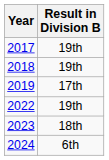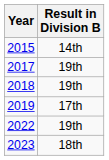+ row: (21, 47)
- row: (21, 145)
